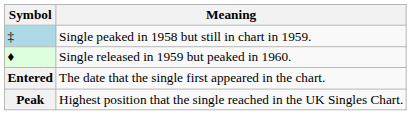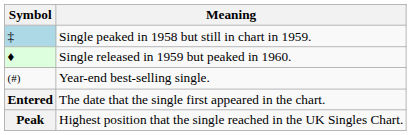+ row: (134, 78)
